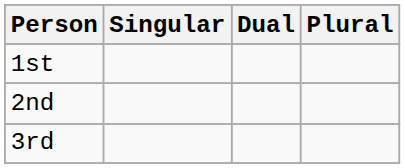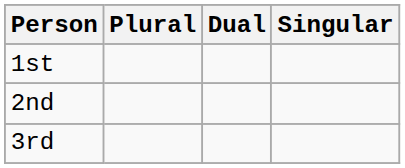columns swapped: (167, 25) <-> (350, 25)
